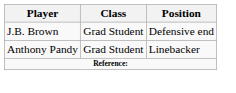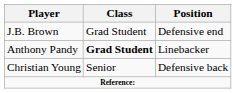(113, 49) normal -> (119, 49) bold
+ row: (44, 67)
